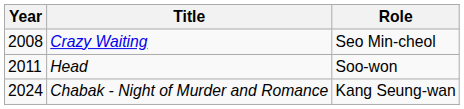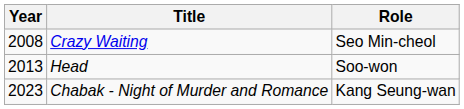(25, 66) 2011 -> (26, 66) 2013
(26, 91) 2024 -> (26, 91) 2023
